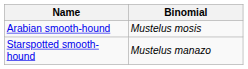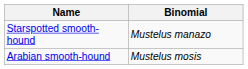rows swapped: (53, 50) <-> (58, 28)
